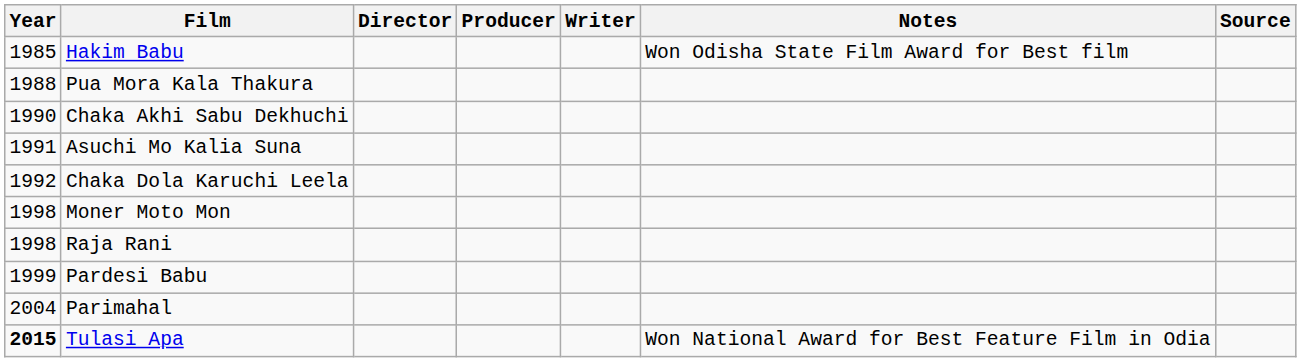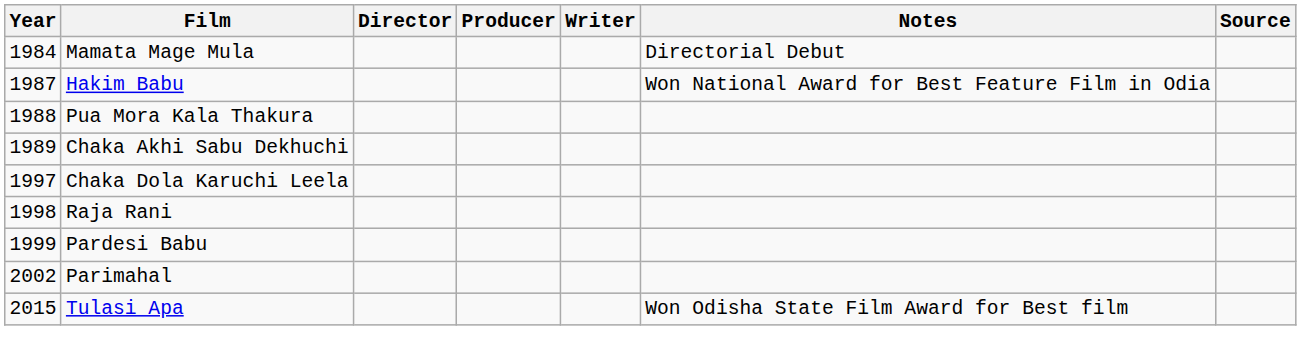+ row: (160, 53)
(33, 53) 1985 -> (33, 85) 1987
(887, 53) Won Odisha State Film Award for Best film -> (928, 85) Won National Award for Best Feature Film in Odia
(33, 117) 1990 -> (33, 149) 1989
- row: (184, 149)
(33, 181) 1992 -> (33, 181) 1997
- row: (148, 213)
(33, 309) 2004 -> (33, 277) 2002
(33, 341) bold -> (33, 309) normal
(928, 341) Won National Award for Best Feature Film in Odia -> (887, 309) Won Odisha State Film Award for Best film
